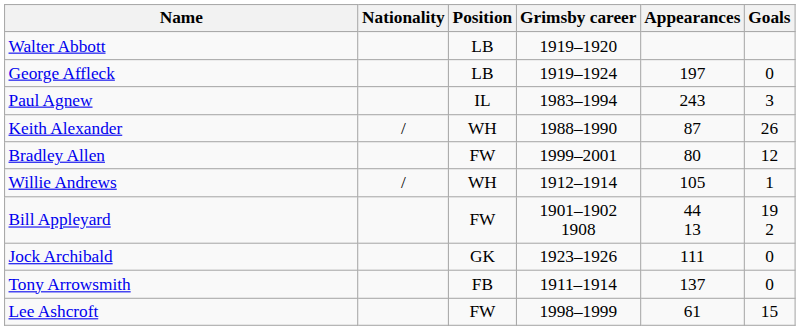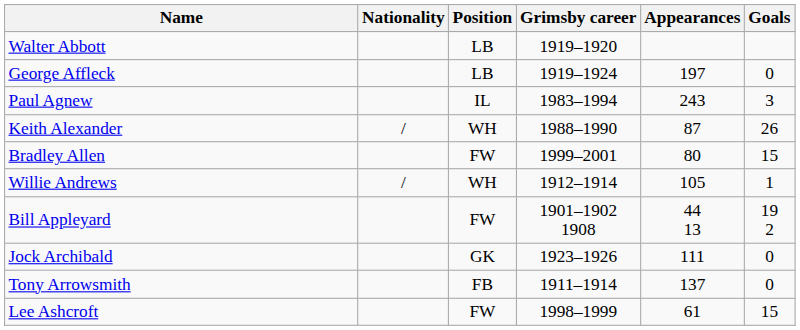(769, 155) 12 -> (769, 155) 15
